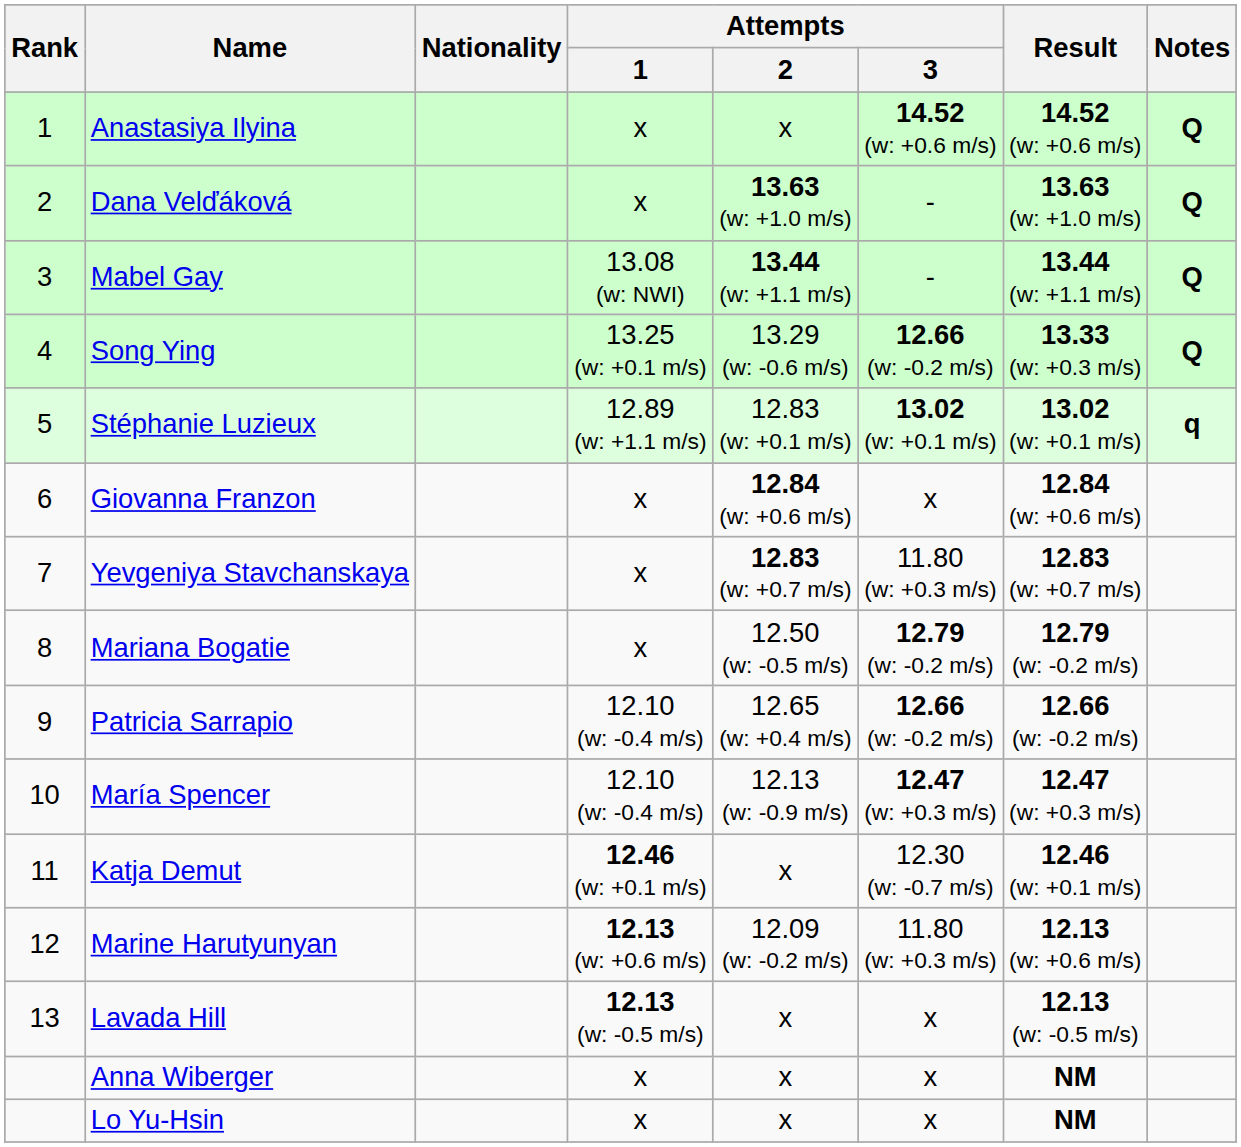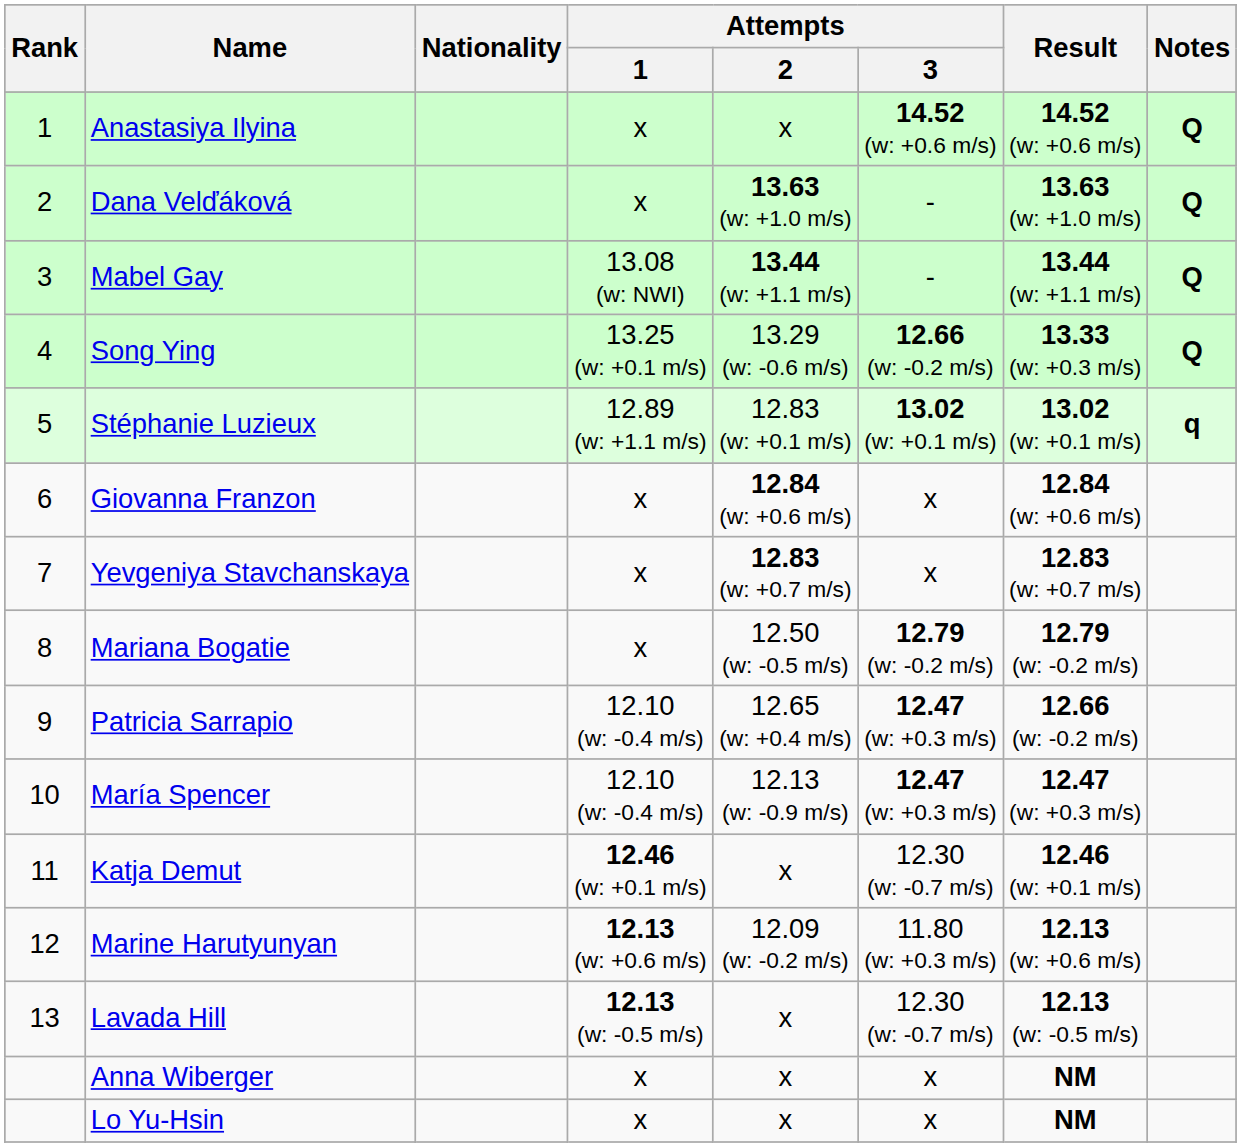(930, 573) 11.80 (w: +0.3 m/s) -> (930, 573) x
(930, 721) 12.66 (w: -0.2 m/s) -> (930, 721) 12.47 (w: +0.3 m/s)
(930, 1018) x -> (930, 1018) 12.30 (w: -0.7 m/s)
